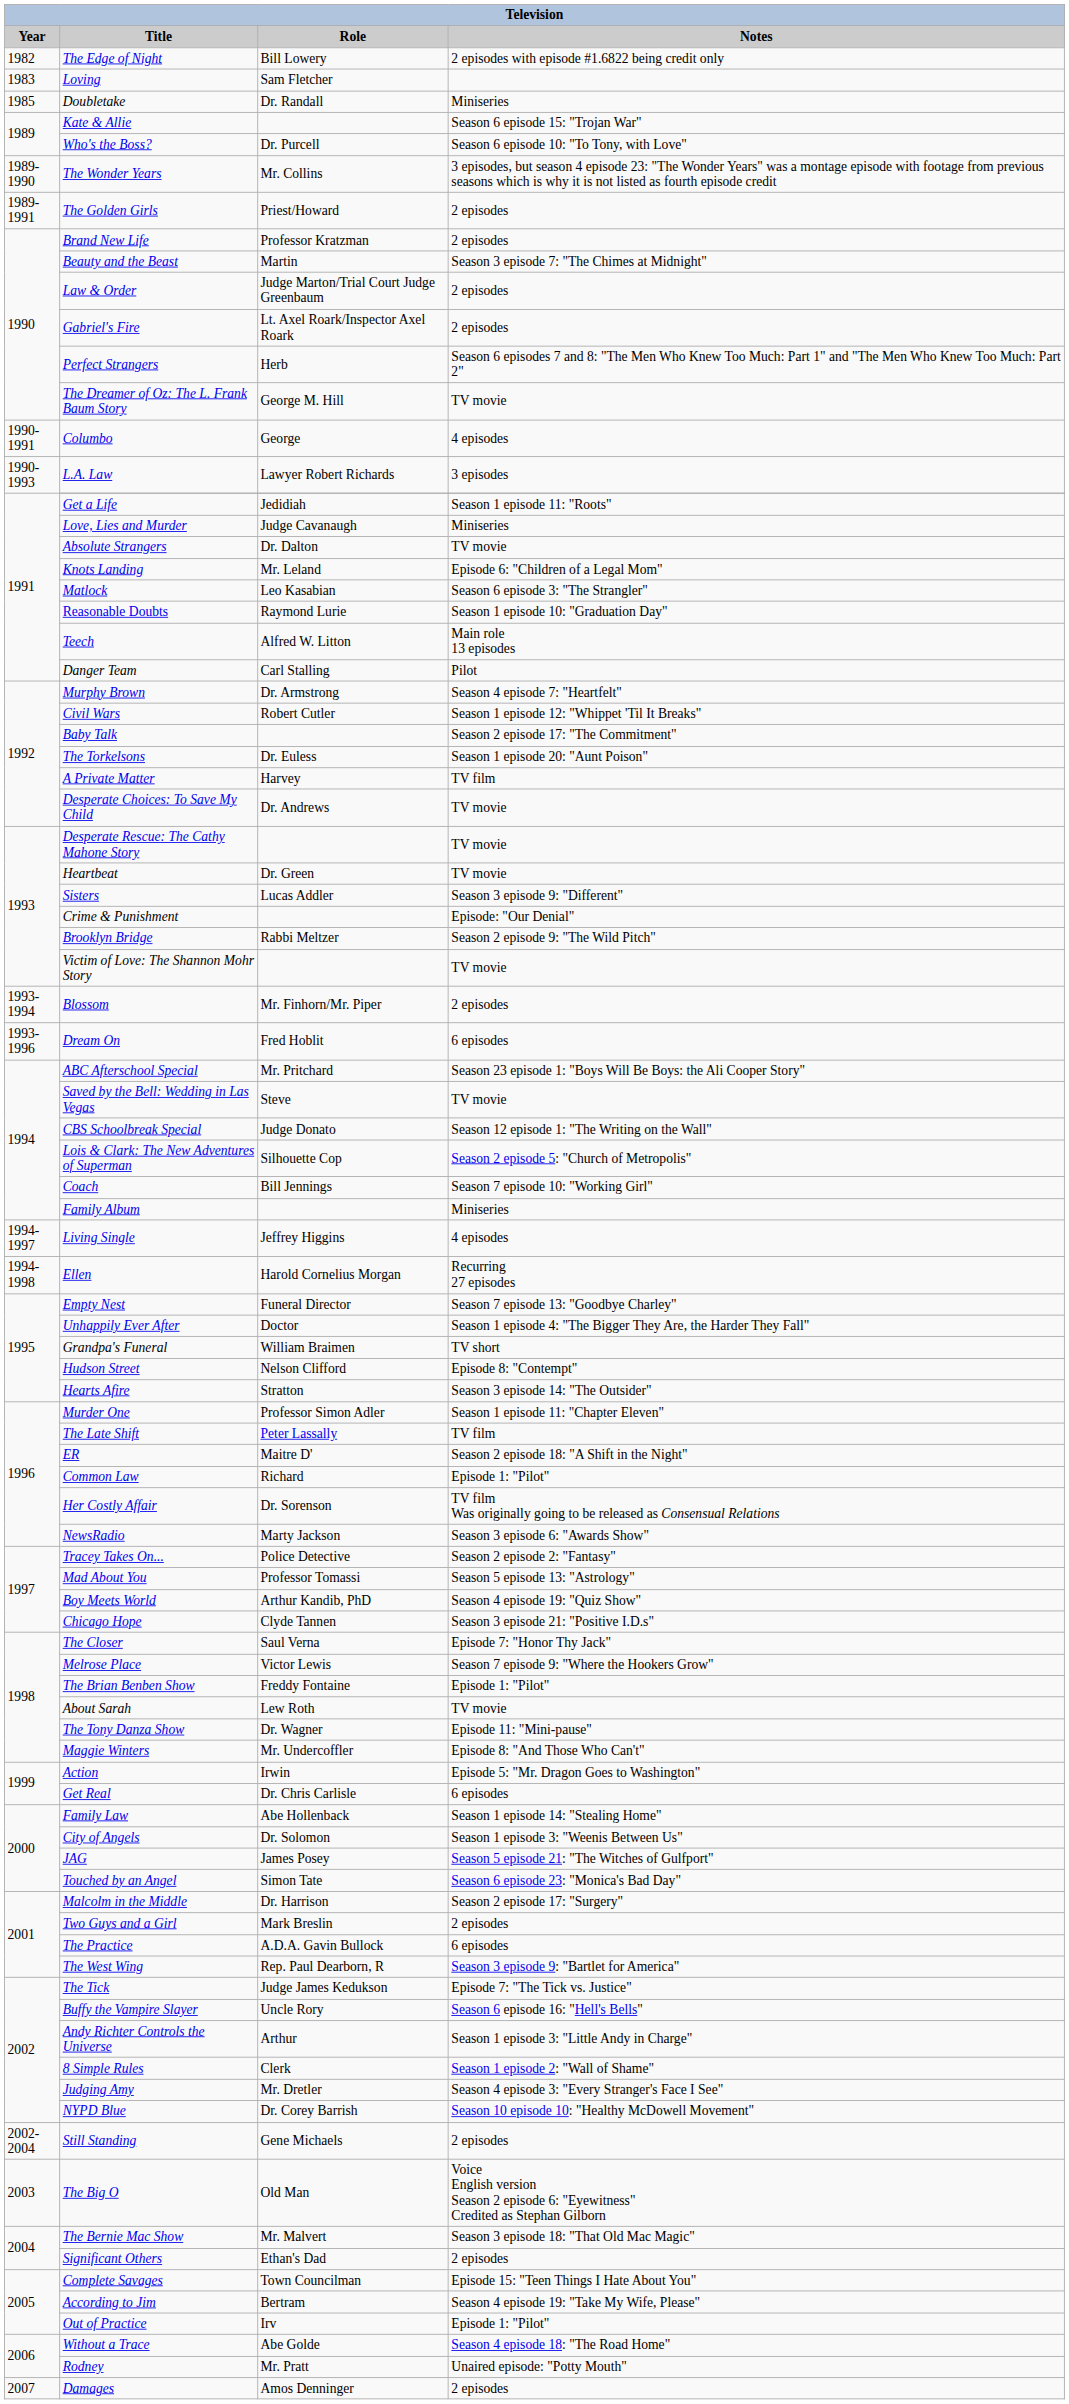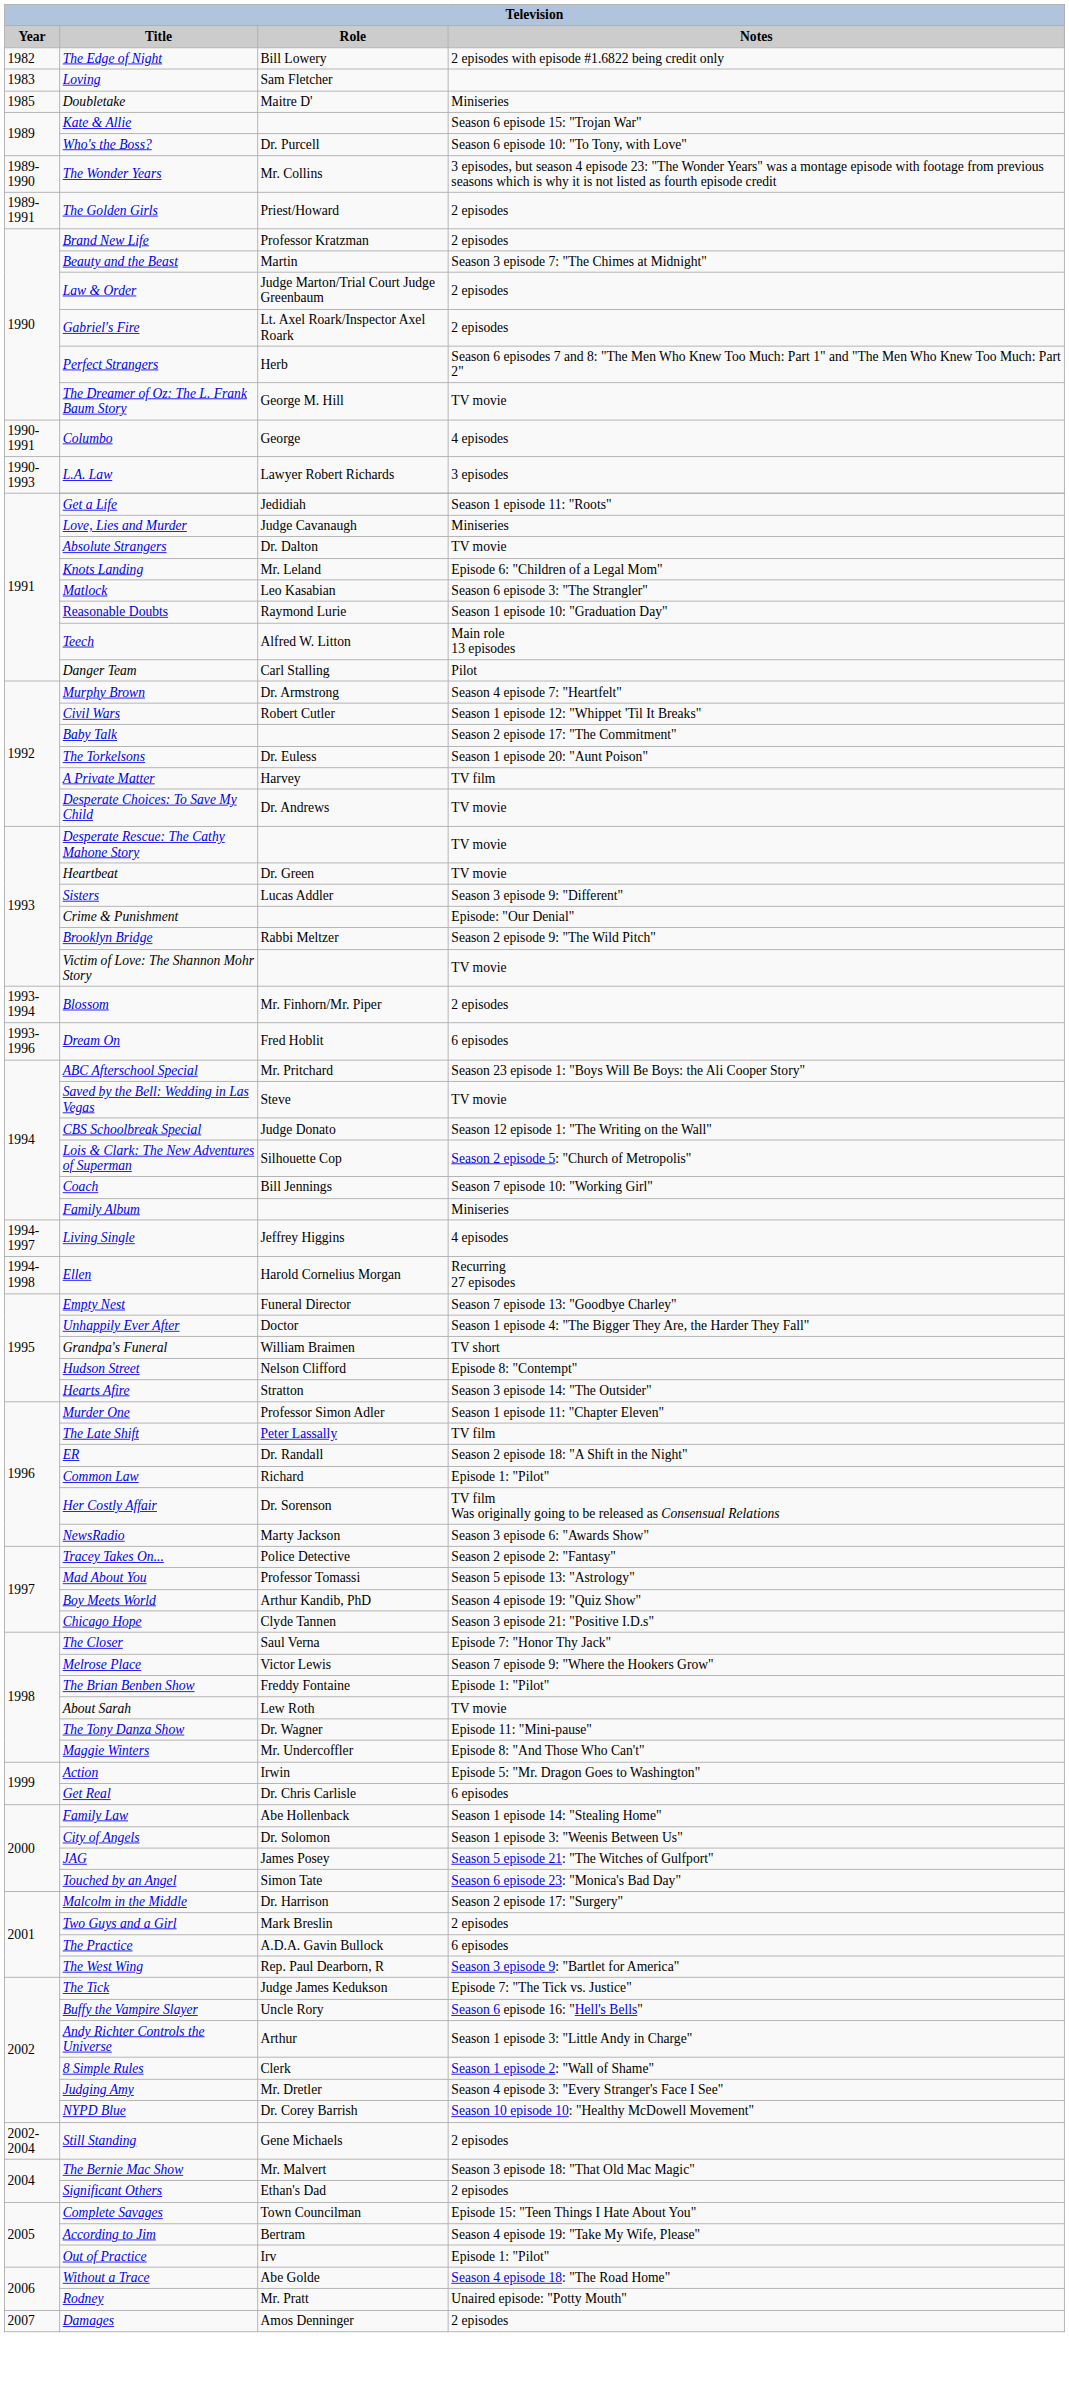(292, 101) Dr. Randall -> (286, 101) Maitre D'
(286, 1455) Maitre D' -> (292, 1455) Dr. Randall
- row: (91, 2192)
